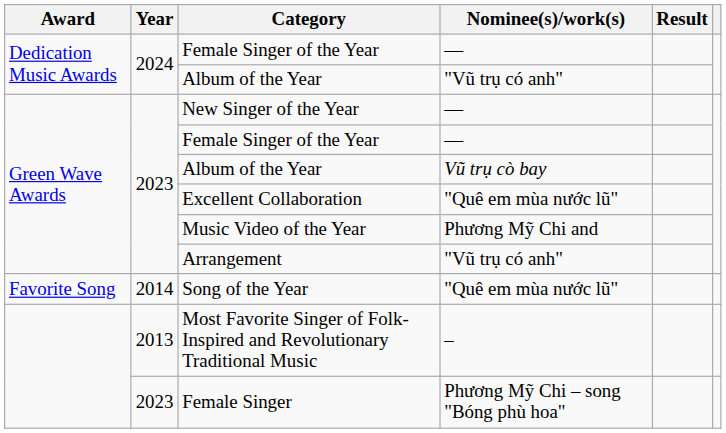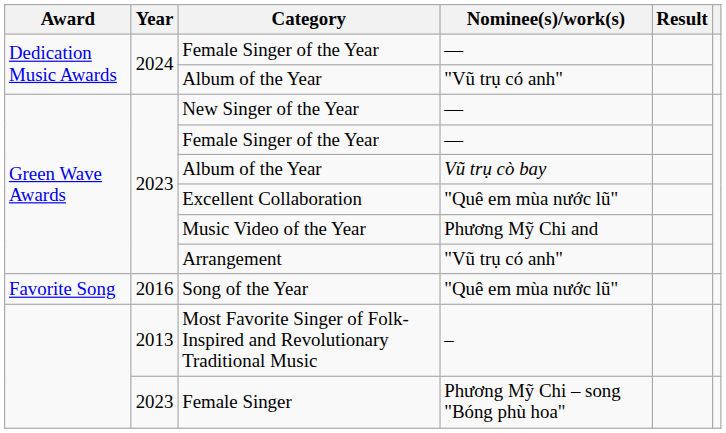(155, 288) 2014 -> (155, 288) 2016
